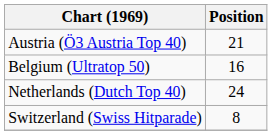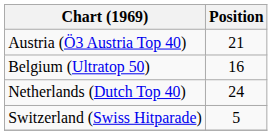(236, 117) 8 -> (236, 117) 5
